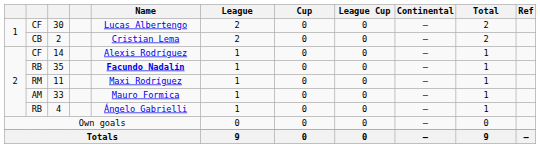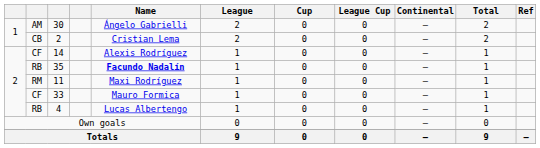(37, 26) CF -> (37, 26) AM
(146, 26) Lucas Albertengo -> (146, 26) Ángelo Gabrielli
(37, 95) AM -> (37, 95) CF
(146, 109) Ángelo Gabrielli -> (146, 109) Lucas Albertengo
